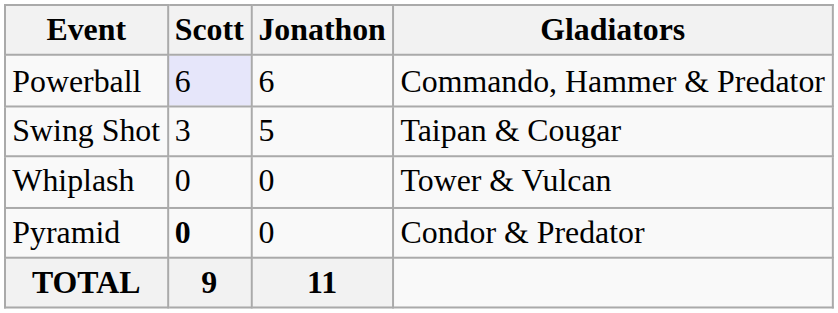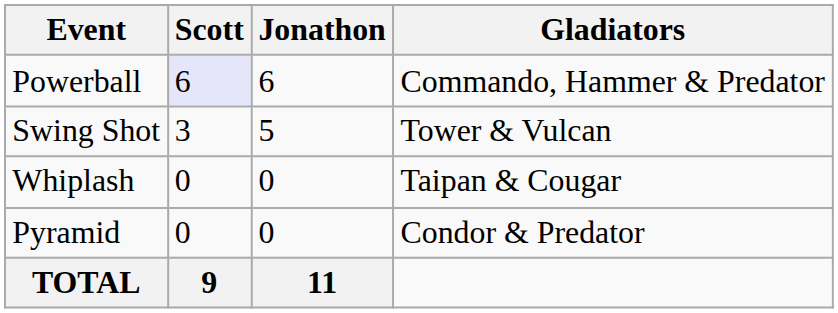(511, 130) Taipan & Cougar -> (506, 130) Tower & Vulcan
(506, 181) Tower & Vulcan -> (511, 181) Taipan & Cougar
(183, 231) bold -> (183, 231) normal
